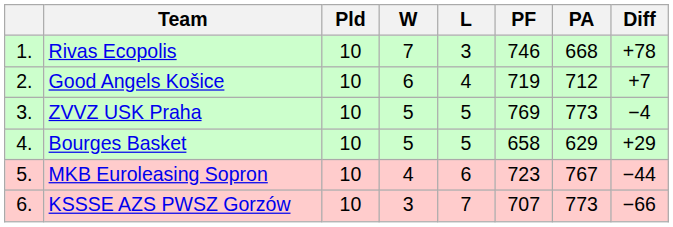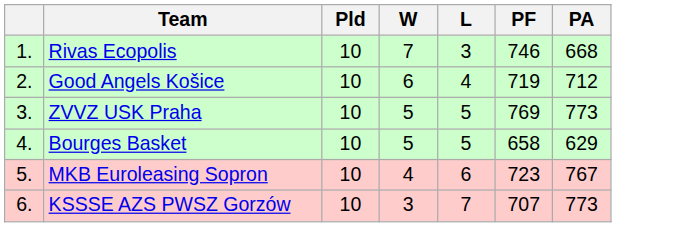- column: (639, 19)
